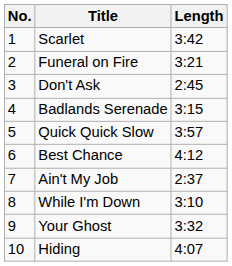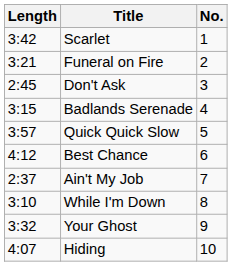columns swapped: (20, 16) <-> (199, 16)
